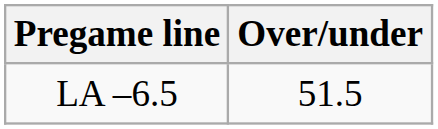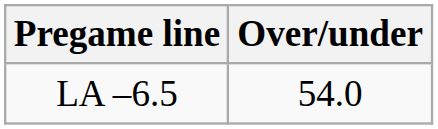(330, 92) 51.5 -> (330, 92) 54.0
